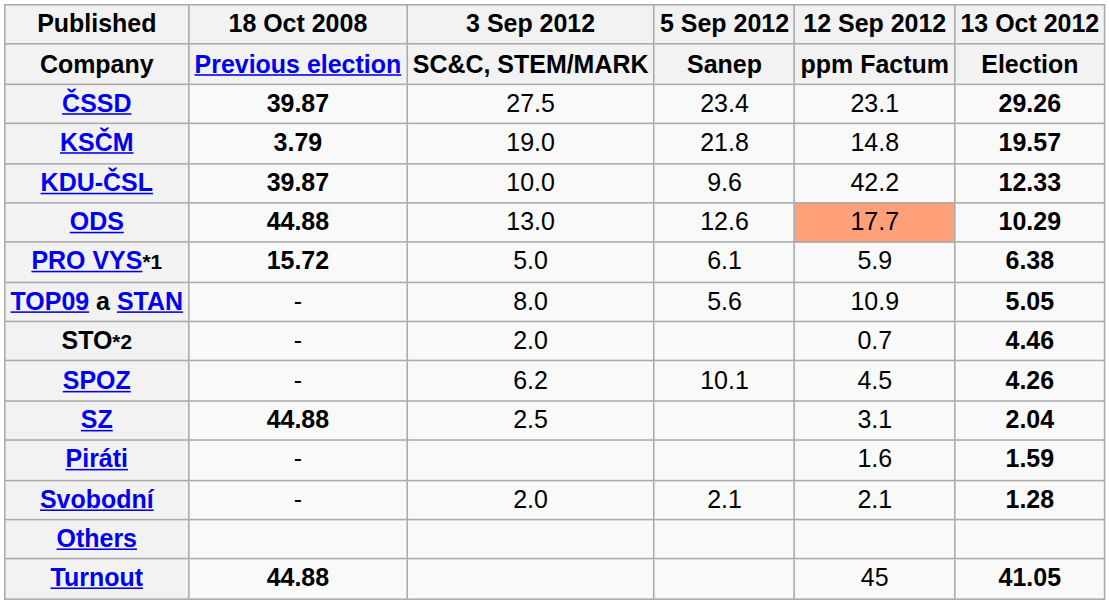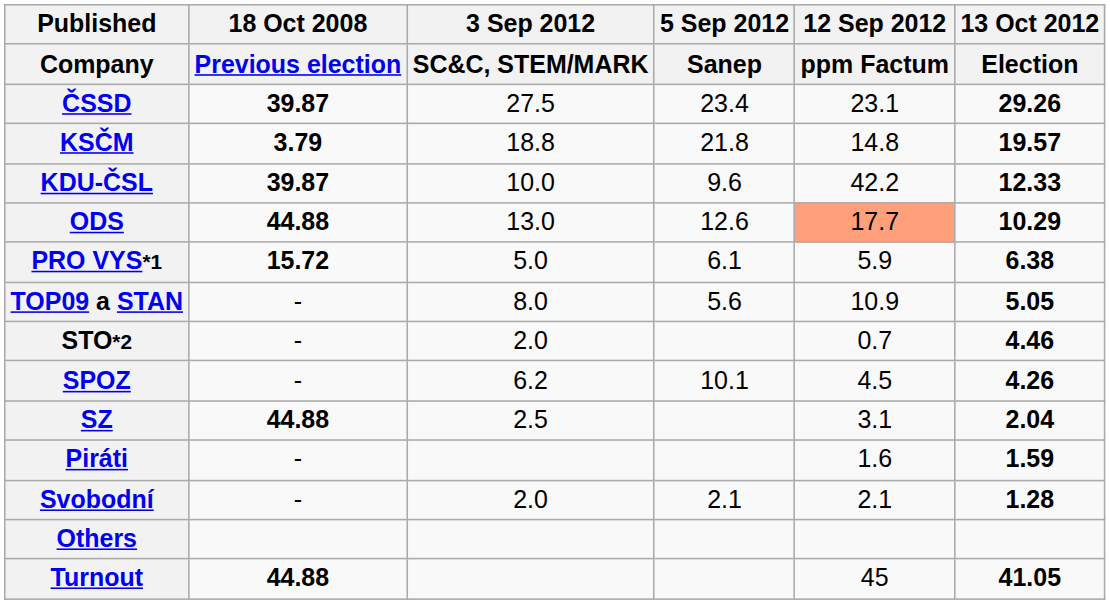(531, 143) 19.0 -> (531, 143) 18.8
